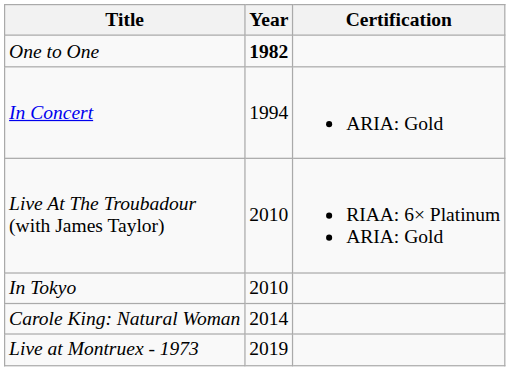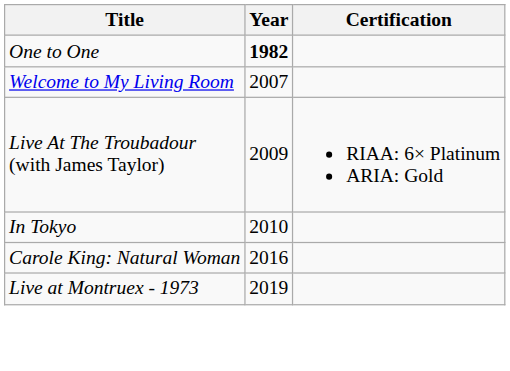- row: (51, 112)
+ row: (122, 81)
(269, 215) 2010 -> (269, 154) 2009
(269, 318) 2014 -> (269, 257) 2016
